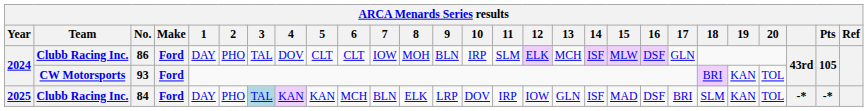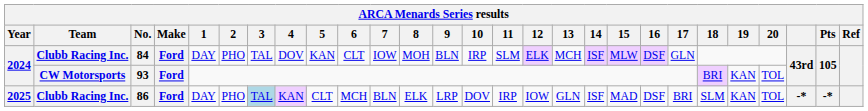(143, 55) 86 -> (143, 55) 84
(322, 55) CLT -> (322, 55) KAN
(143, 96) 84 -> (143, 96) 86
(322, 96) KAN -> (322, 96) CLT
